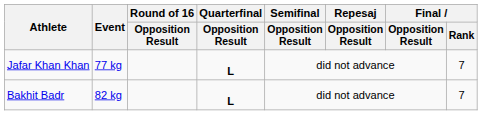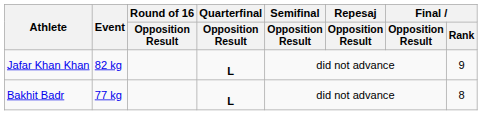(108, 65) 77 kg -> (108, 65) 82 kg
(462, 65) 7 -> (462, 65) 9
(108, 95) 82 kg -> (108, 95) 77 kg
(462, 95) 7 -> (462, 95) 8
